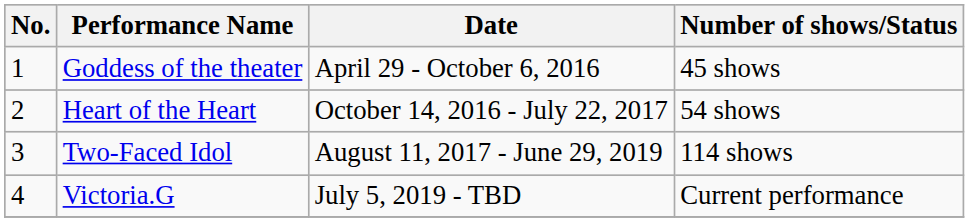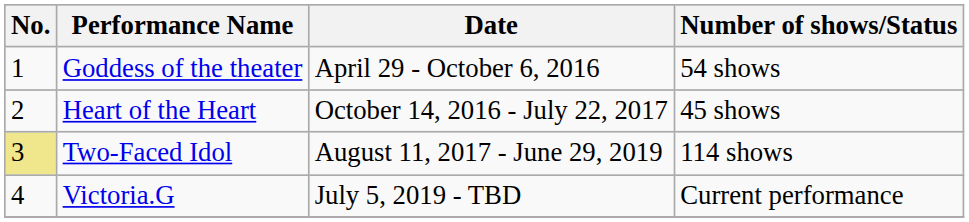(730, 68) 45 shows -> (730, 68) 54 shows
(730, 110) 54 shows -> (730, 110) 45 shows
(18, 152) no background -> (18, 152) khaki background
